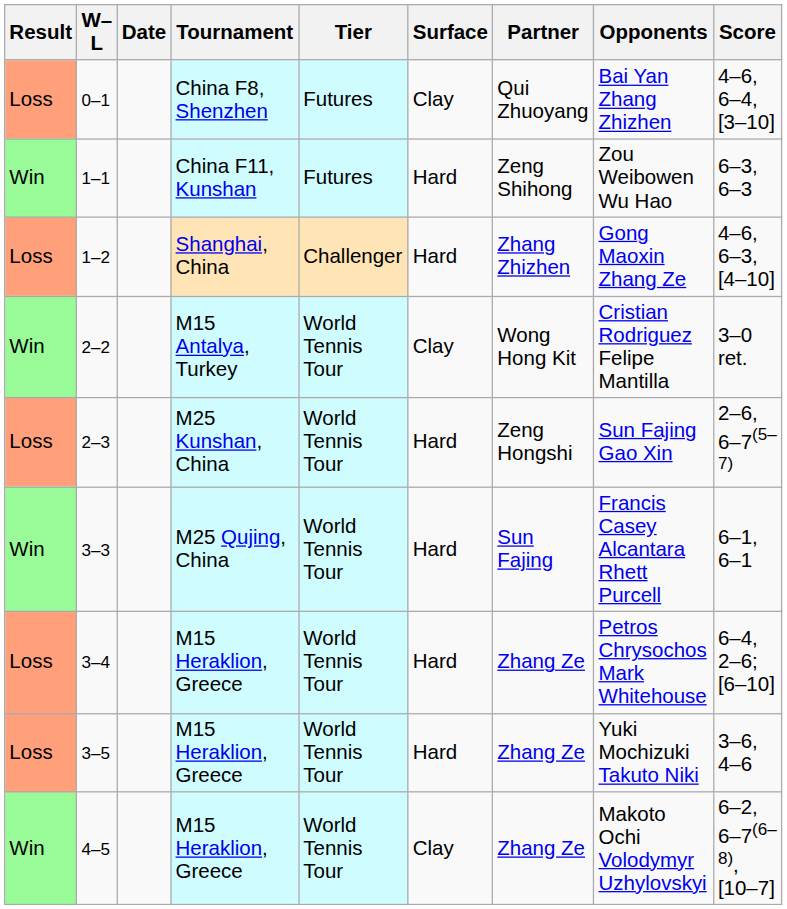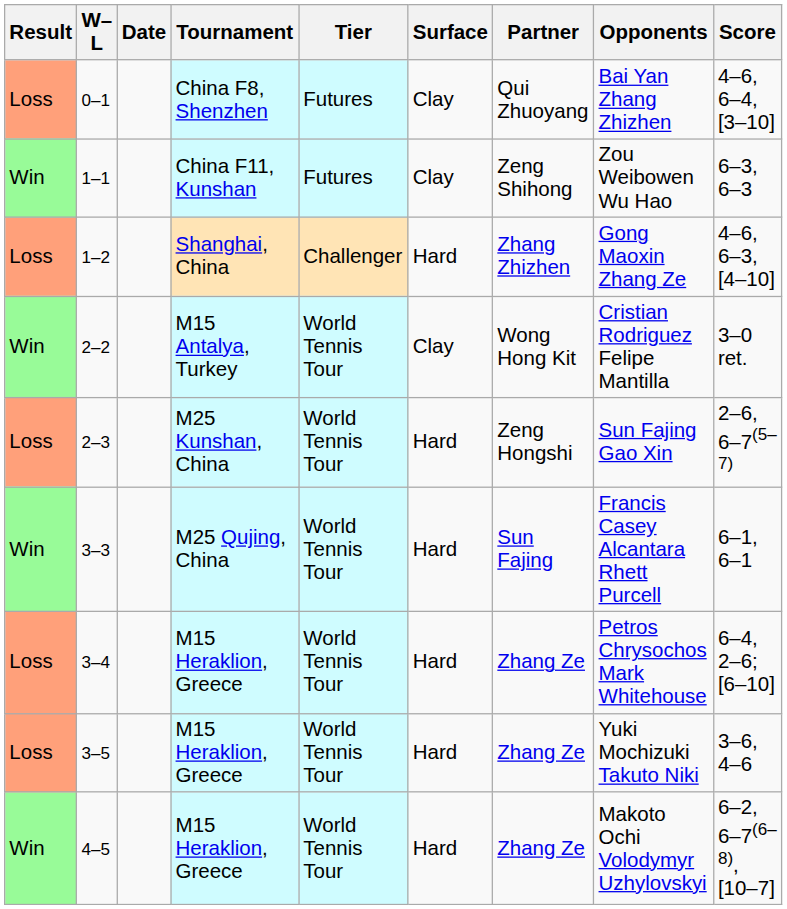(435, 177) Hard -> (433, 177) Clay
(433, 848) Clay -> (435, 848) Hard
